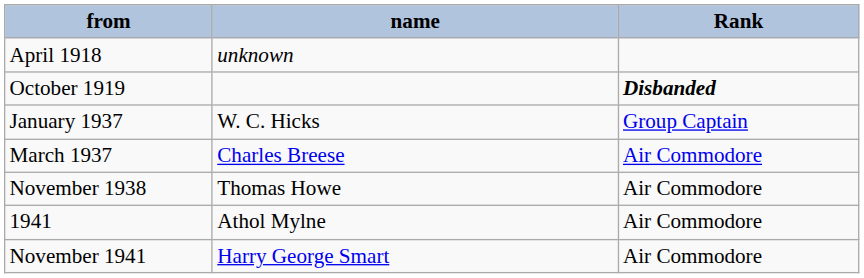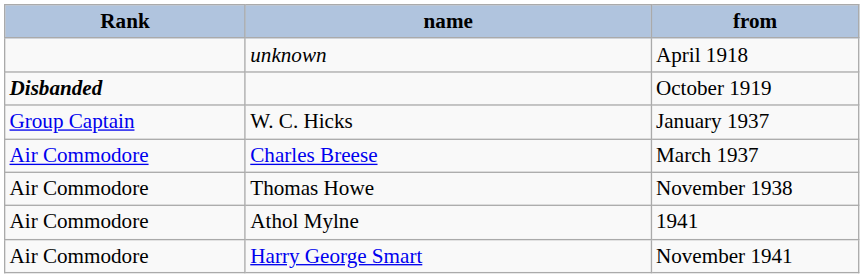columns swapped: (738, 21) <-> (109, 21)
